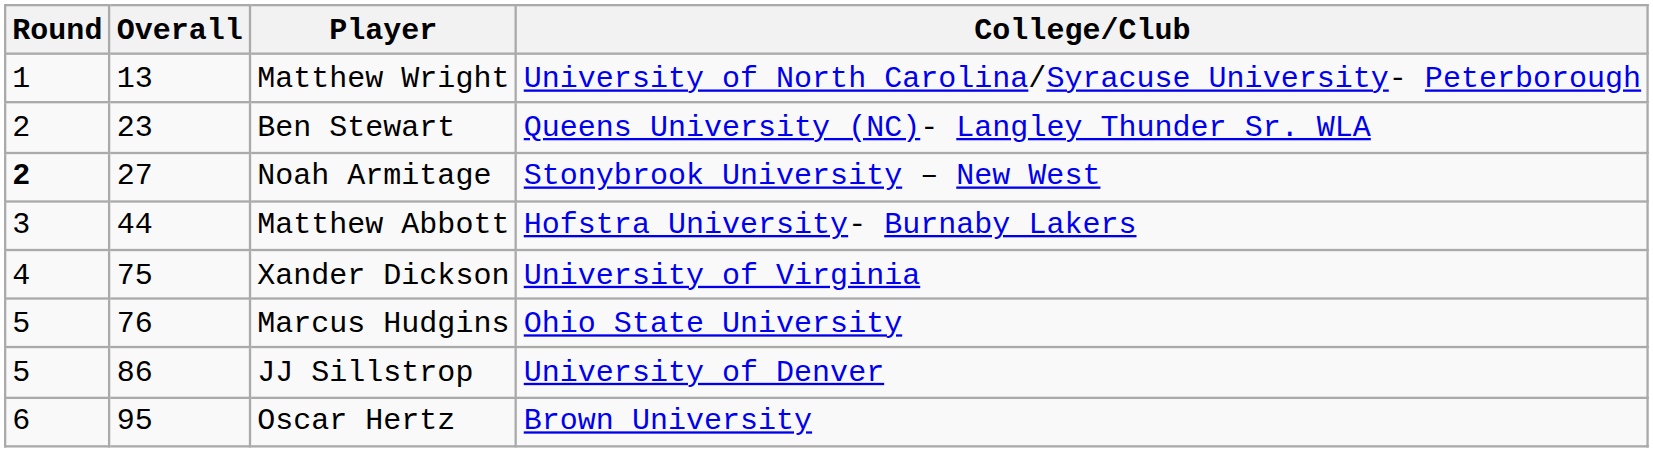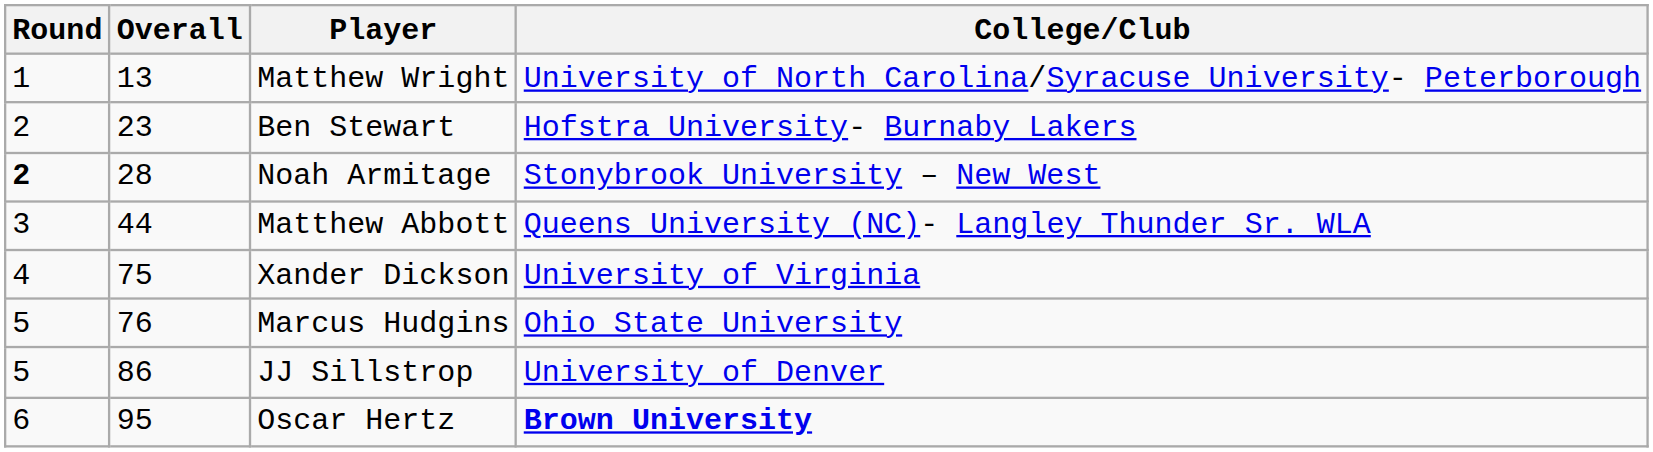(947, 128) Queens University (NC)- Langley Thunder Sr. WLA -> (830, 128) Hofstra University- Burnaby Lakers
(135, 176) 27 -> (135, 176) 28
(830, 225) Hofstra University- Burnaby Lakers -> (947, 225) Queens University (NC)- Langley Thunder Sr. WLA
(668, 421) normal -> (668, 421) bold
